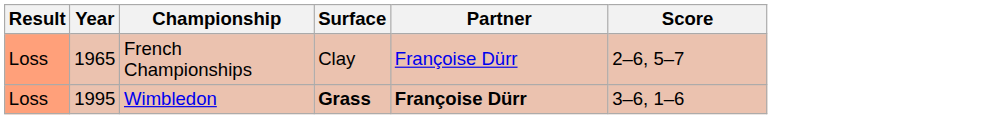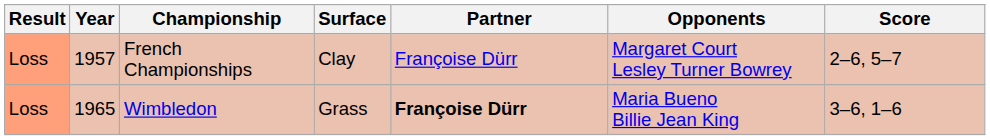+ column: (717, 19)
(95, 59) 1965 -> (95, 59) 1957
(95, 98) 1995 -> (95, 109) 1965
(344, 98) bold -> (343, 109) normal
